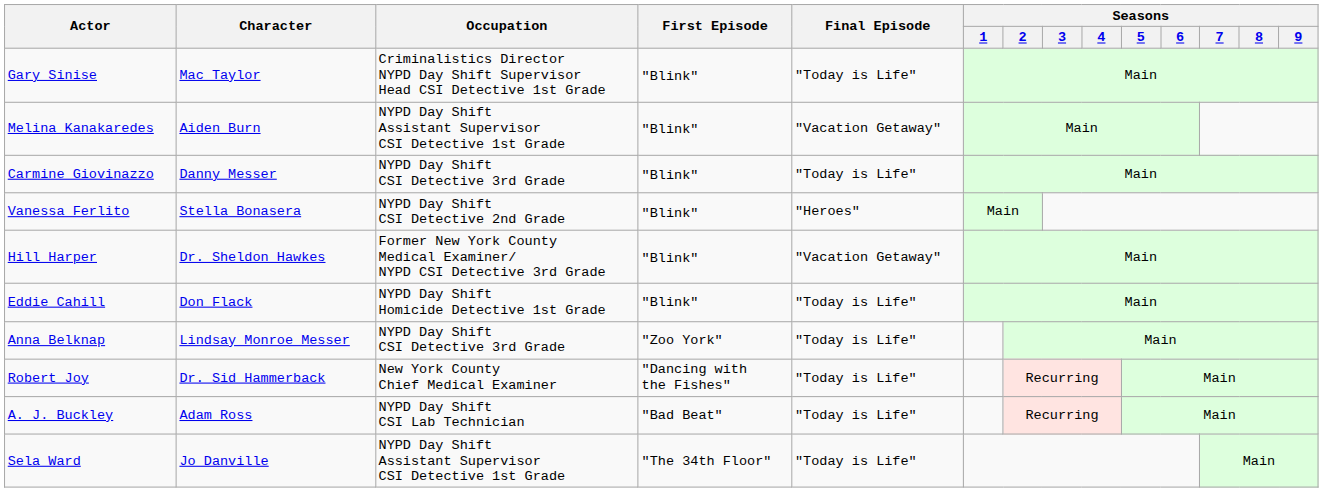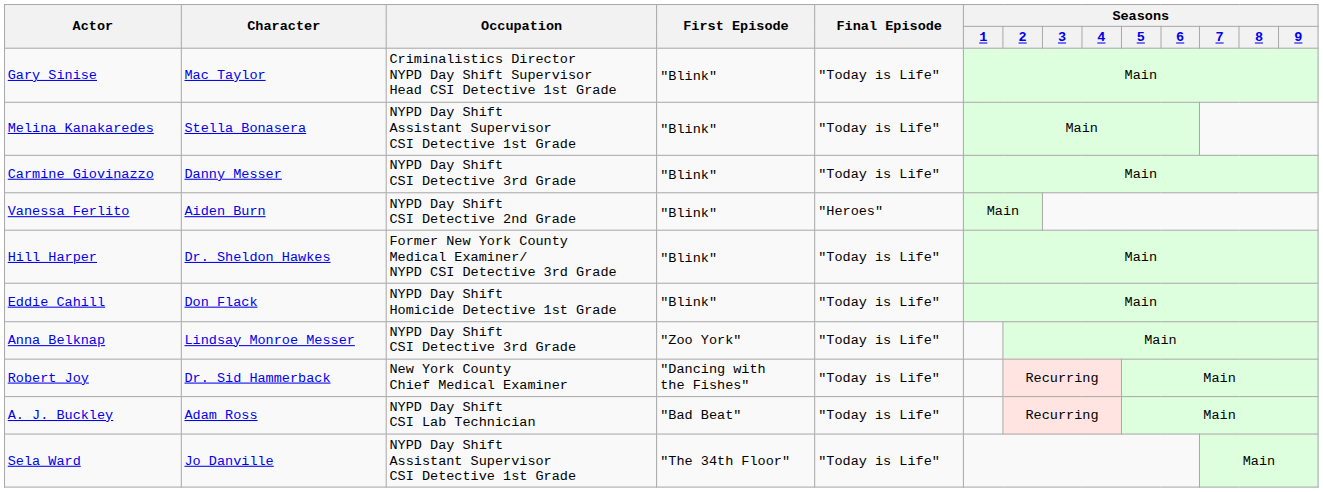(220, 128) Aiden Burn -> (245, 128) Stella Bonasera
(868, 128) "Vacation Getaway" -> (879, 128) "Today is Life"
(240, 212) Stella Bonasera -> (225, 212) Aiden Burn
(868, 257) "Vacation Getaway" -> (879, 257) "Today is Life"
